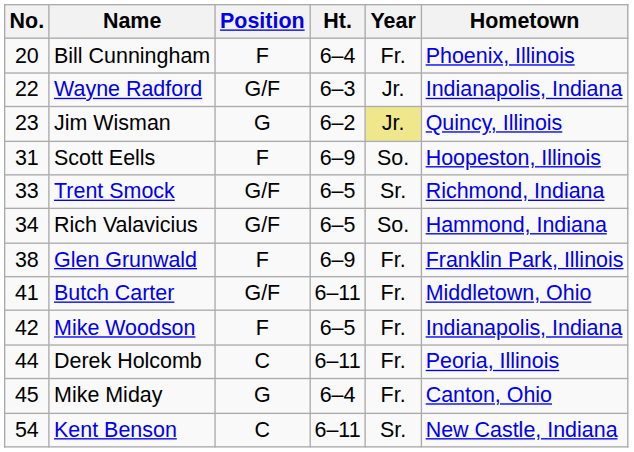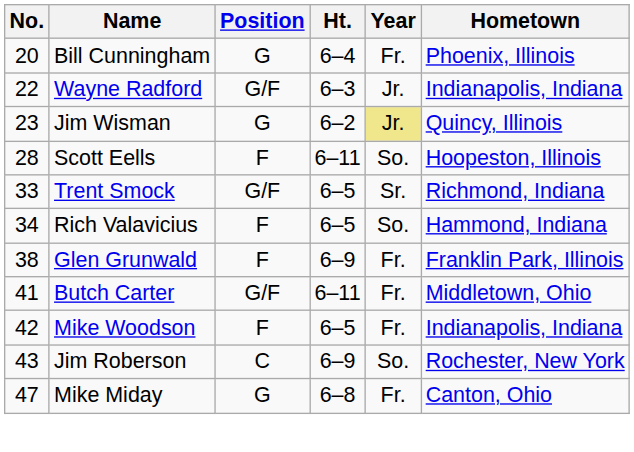(262, 55) F -> (262, 55) G
(27, 157) 31 -> (27, 157) 28
(338, 157) 6–9 -> (338, 157) 6–11
(262, 225) G/F -> (262, 225) F
+ row: (120, 361)
- row: (128, 361)
(27, 395) 45 -> (27, 395) 47
(338, 395) 6–4 -> (338, 395) 6–8
- row: (115, 429)
